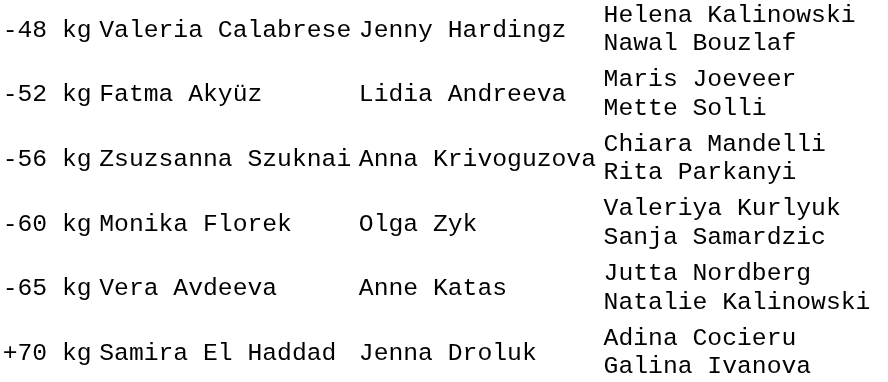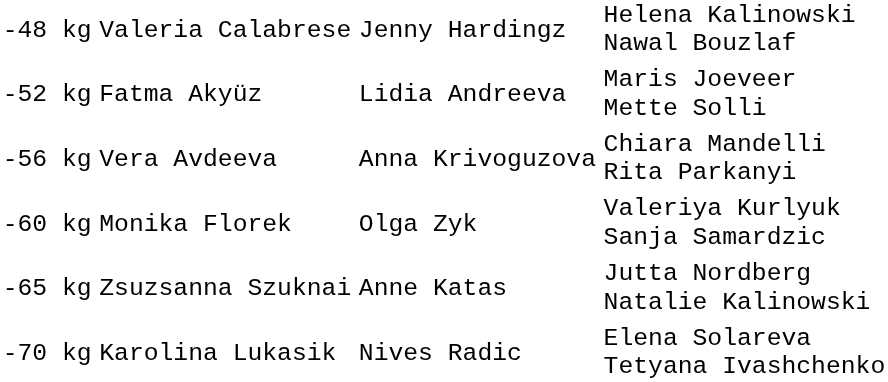(225, 158) Zsuzsanna Szuknai -> (188, 158) Vera Avdeeva
(188, 288) Vera Avdeeva -> (225, 288) Zsuzsanna Szuknai
+ row: (47, 352)
- row: (47, 352)
